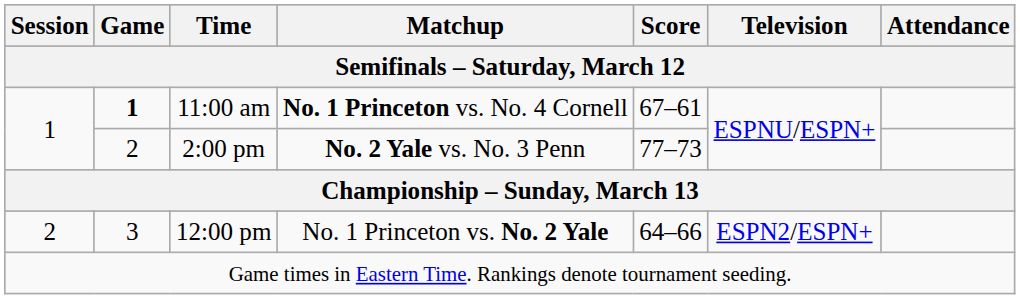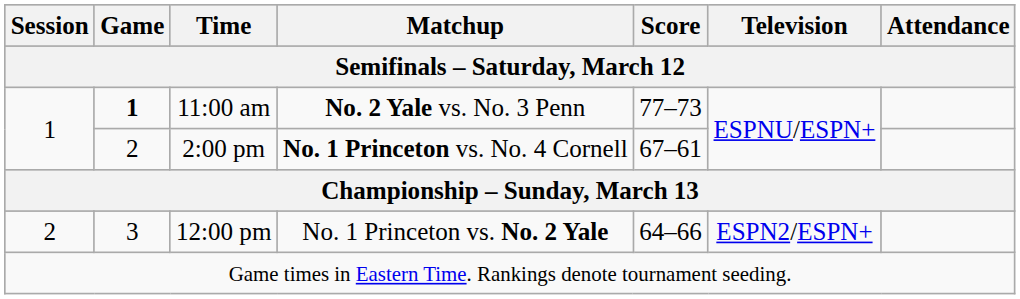(455, 108) No. 1 Princeton vs. No. 4 Cornell -> (455, 108) No. 2 Yale vs. No. 3 Penn
(671, 108) 67–61 -> (671, 108) 77–73
(455, 149) No. 2 Yale vs. No. 3 Penn -> (455, 149) No. 1 Princeton vs. No. 4 Cornell
(671, 149) 77–73 -> (671, 149) 67–61
